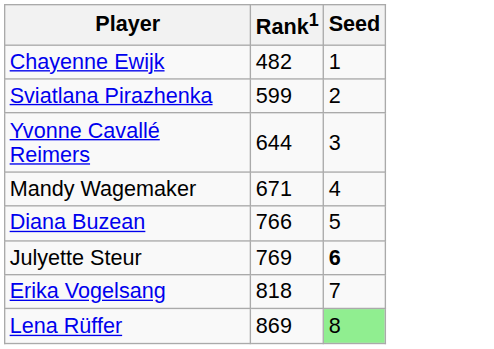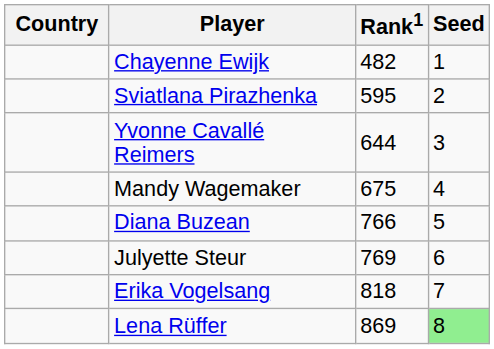+ column: (57, 24)
(274, 95) 599 -> (378, 95) 595
(274, 188) 671 -> (378, 188) 675
(335, 257) bold -> (439, 257) normal
